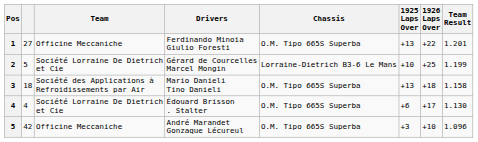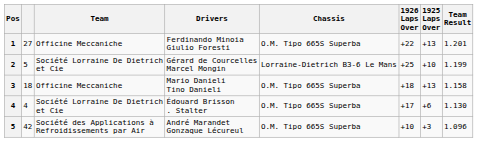columns swapped: (410, 19) <-> (431, 19)
(95, 86) Société des Applications à Refroidissements par Air -> (79, 86) Officine Meccaniche
(79, 127) Officine Meccaniche -> (95, 127) Société des Applications à Refroidissements par Air
